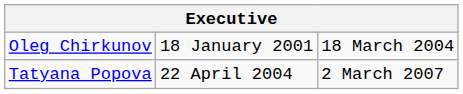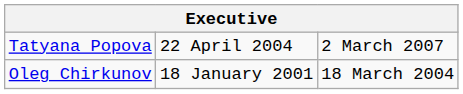rows swapped: (80, 46) <-> (80, 74)
